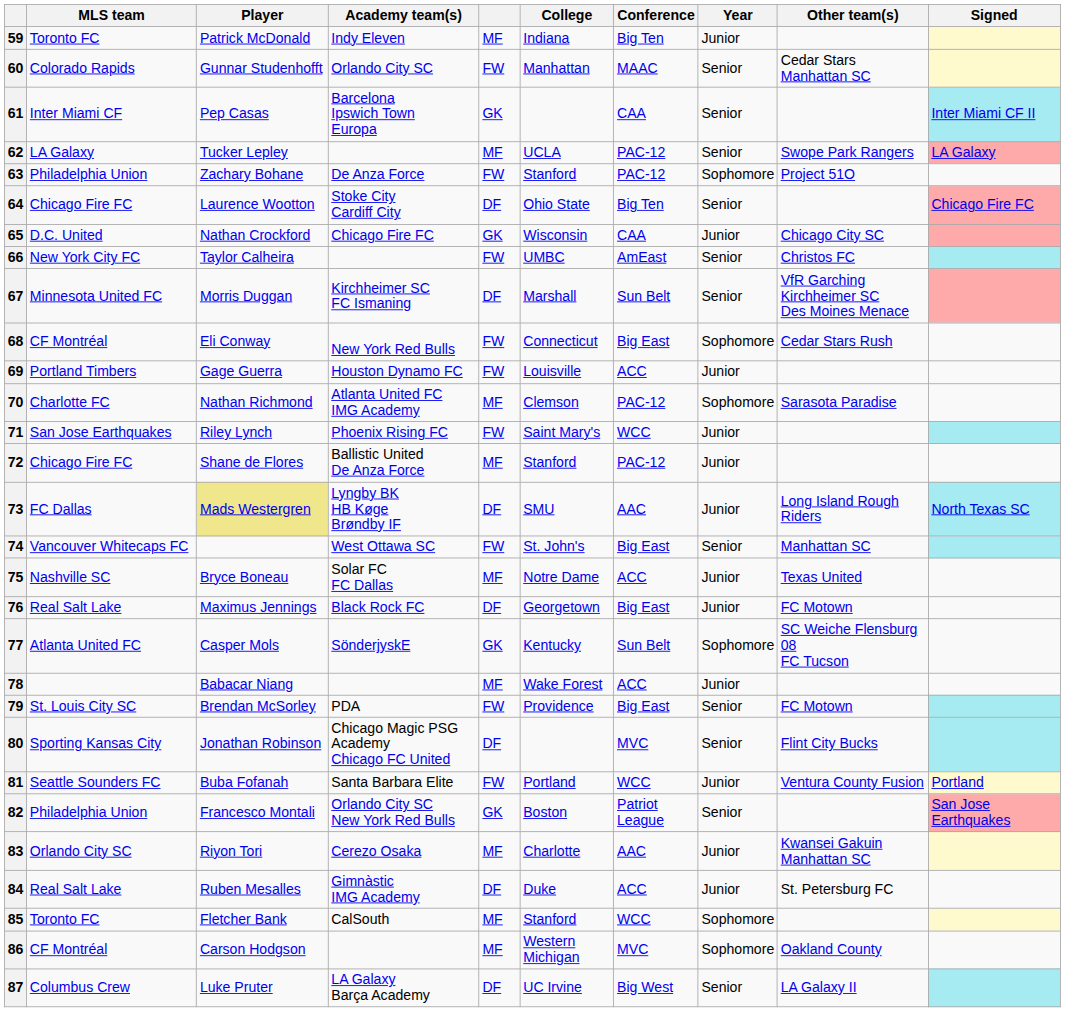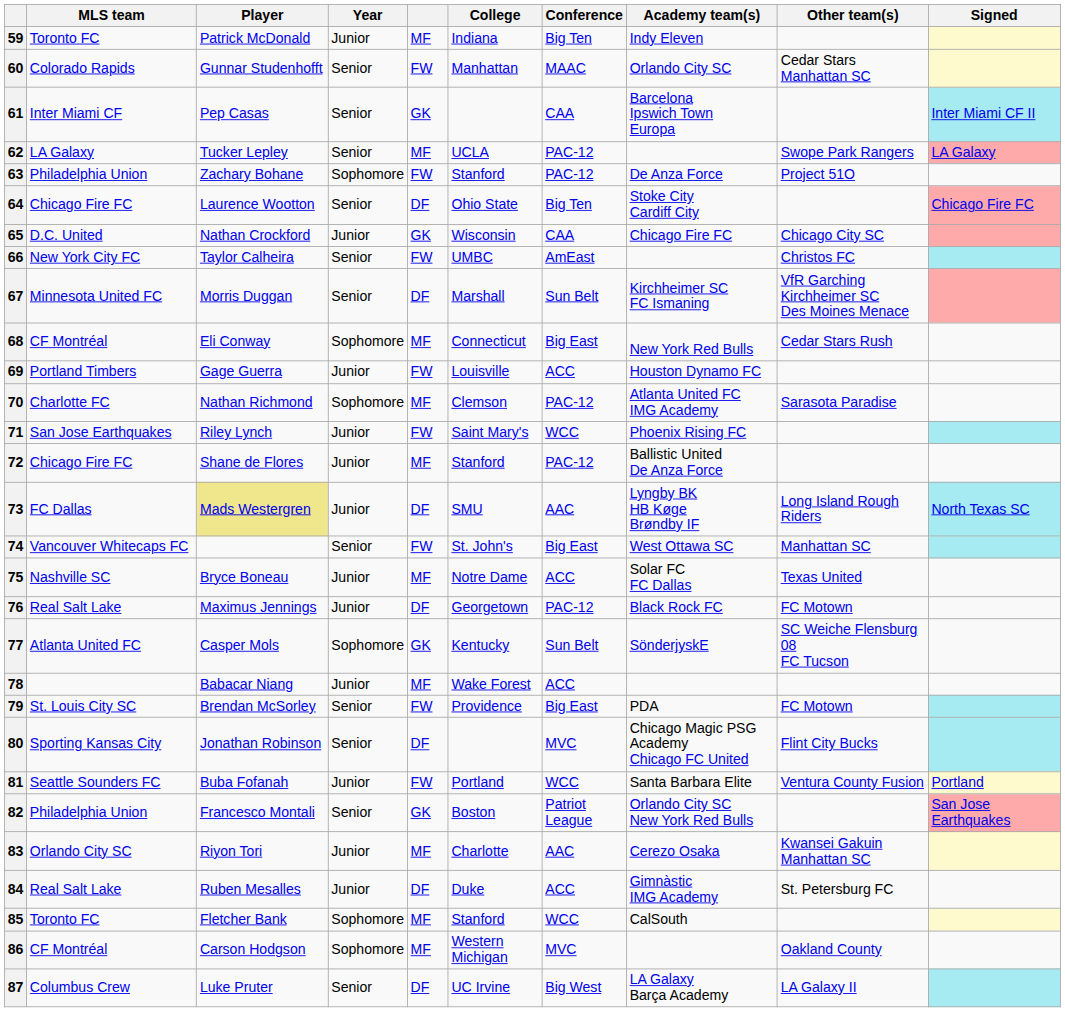columns swapped: (738, 15) <-> (404, 15)
(493, 341) FW -> (421, 341) MF
(643, 607) Big East -> (569, 607) PAC-12
